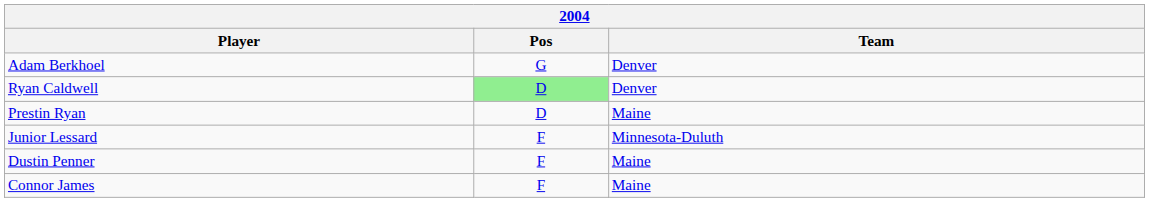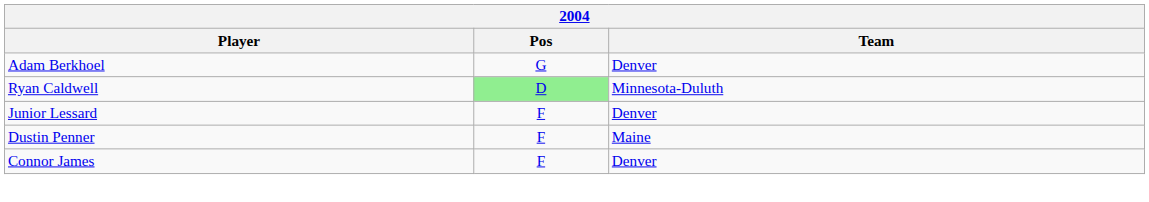(634, 88) Denver -> (668, 88) Minnesota-Duluth
- row: (47, 112)
(668, 137) Minnesota-Duluth -> (634, 112) Denver
(631, 185) Maine -> (634, 161) Denver
